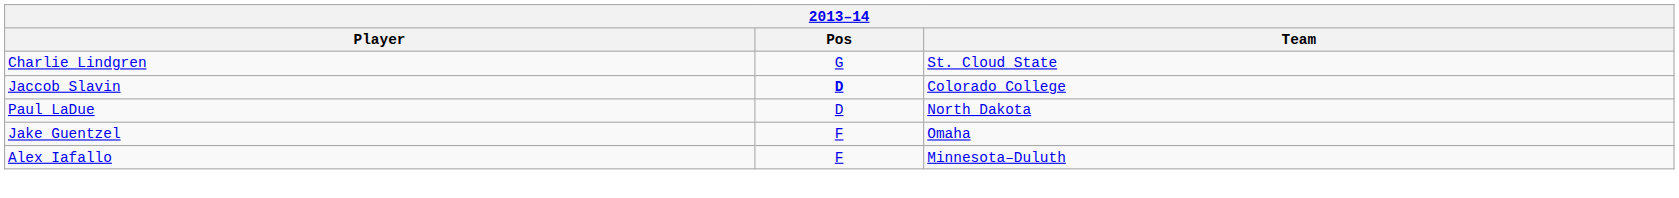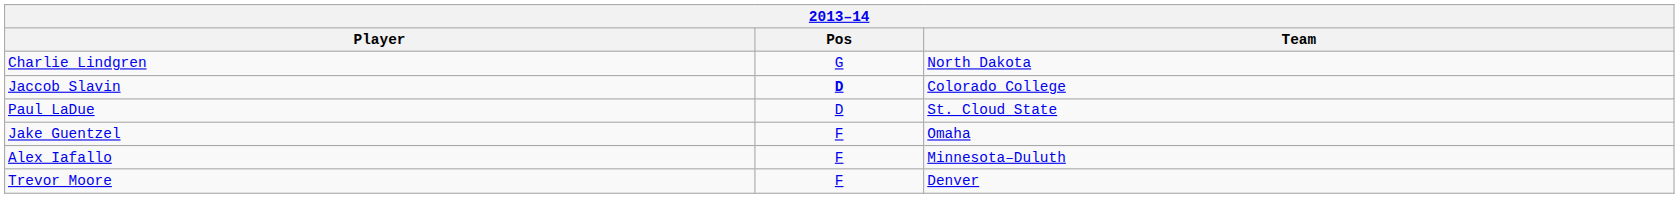(992, 63) St. Cloud State -> (979, 63) North Dakota
(979, 110) North Dakota -> (992, 110) St. Cloud State
+ row: (60, 181)
